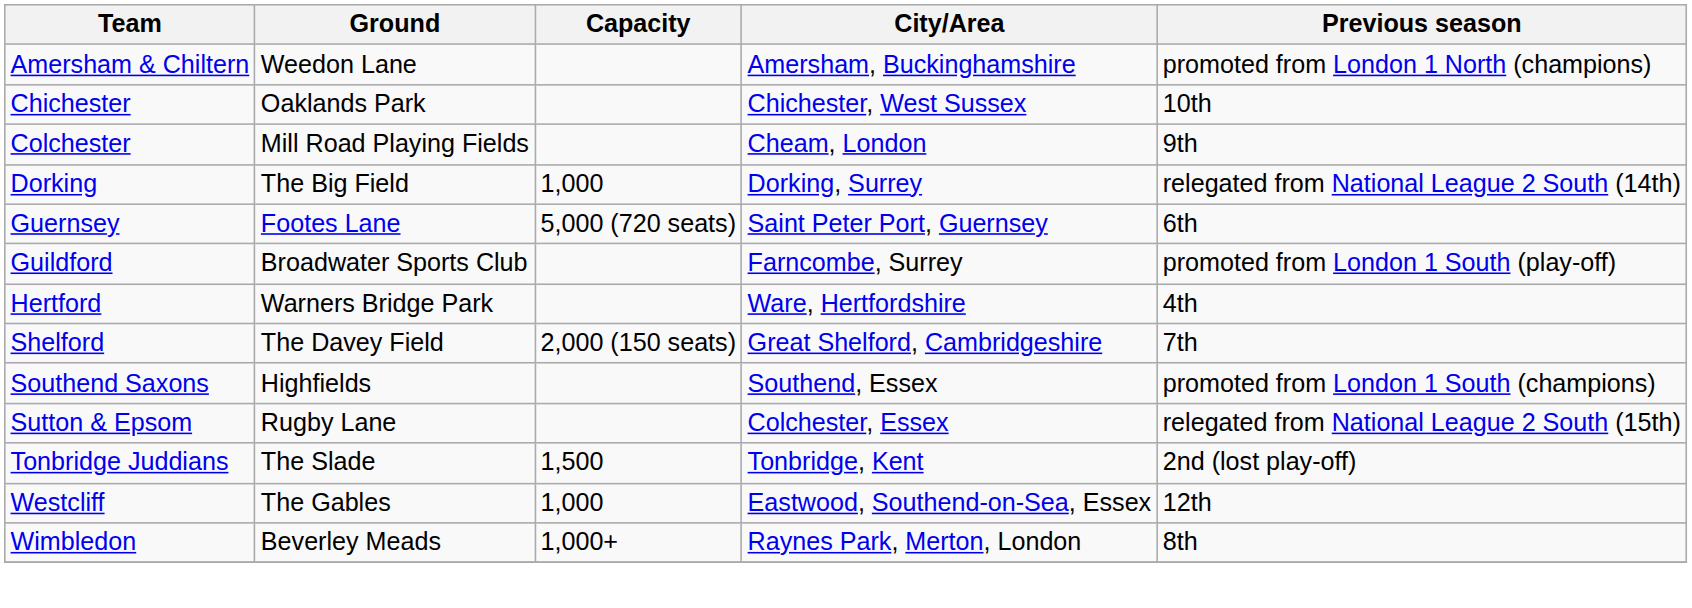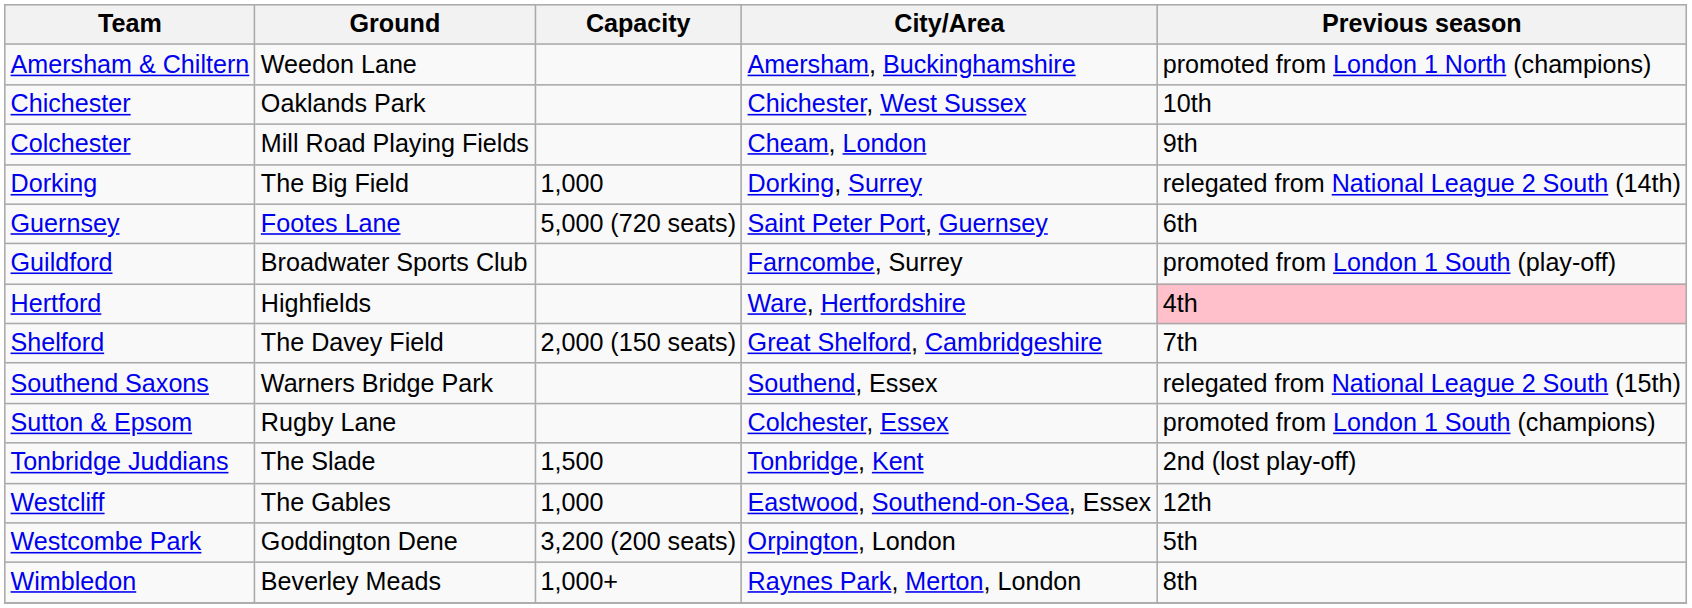(377, 303) Warners Bridge Park -> (316, 303) Highfields
(1180, 303) no background -> (1180, 303) pink background
(316, 382) Highfields -> (377, 382) Warners Bridge Park
(1409, 382) promoted from London 1 South (champions) -> (1422, 382) relegated from National League 2 South (15th)
(1422, 422) relegated from National League 2 South (15th) -> (1409, 422) promoted from London 1 South (champions)
+ row: (106, 542)
